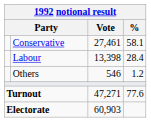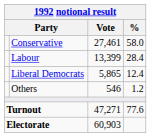(135, 43) 58.1 -> (135, 43) 58.0
(107, 58) 13,398 -> (107, 58) 13,399
+ row: (48, 74)
